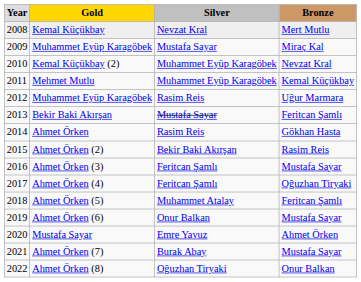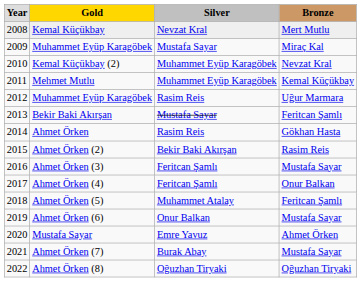(316, 183) Oğuzhan Tiryaki -> (308, 183) Onur Balkan
(308, 268) Onur Balkan -> (316, 268) Oğuzhan Tiryaki
